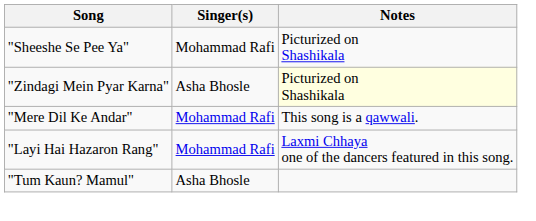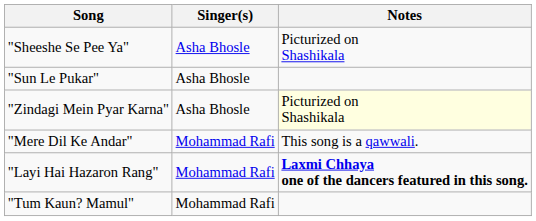(225, 47) Mohammad Rafi -> (213, 47) Asha Bhosle
+ row: (53, 78)
(397, 149) normal -> (405, 172) bold
(213, 180) Asha Bhosle -> (225, 203) Mohammad Rafi
